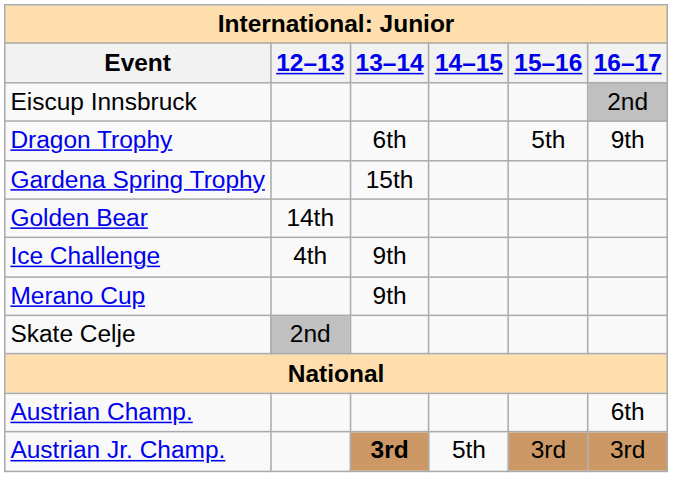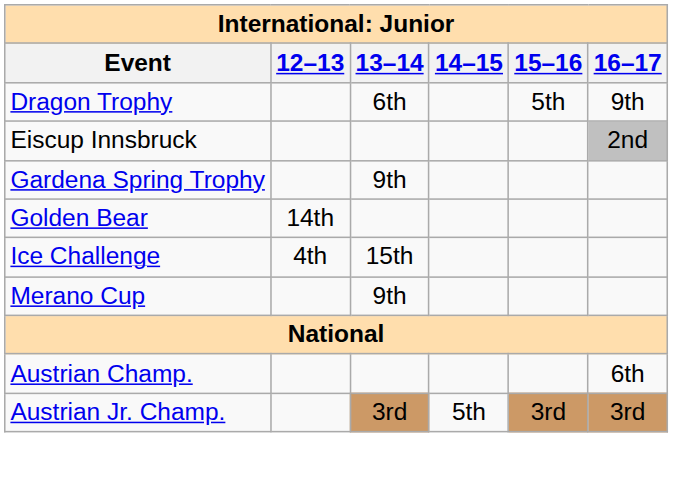rows swapped: (91, 140) <-> (104, 101)
(390, 179) 15th -> (390, 179) 9th
(390, 256) 9th -> (390, 256) 15th
- row: (73, 334)
(390, 450) bold -> (390, 412) normal
